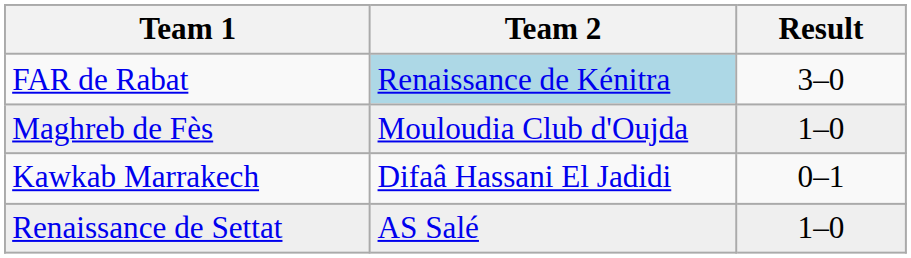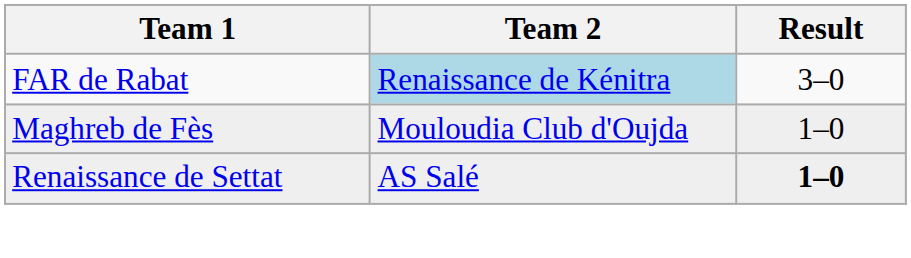- row: (136, 177)
(821, 227) normal -> (821, 177) bold
